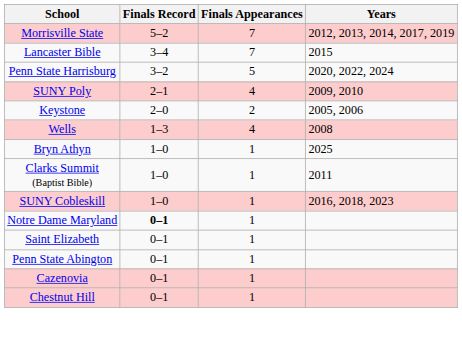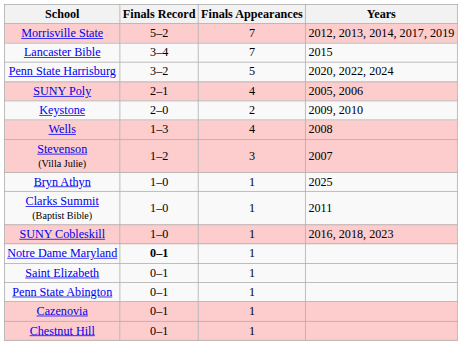(336, 91) 2009, 2010 -> (336, 91) 2005, 2006
(336, 110) 2005, 2006 -> (336, 110) 2009, 2010
+ row: (62, 155)
